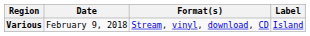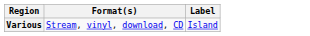- column: (87, 11)
